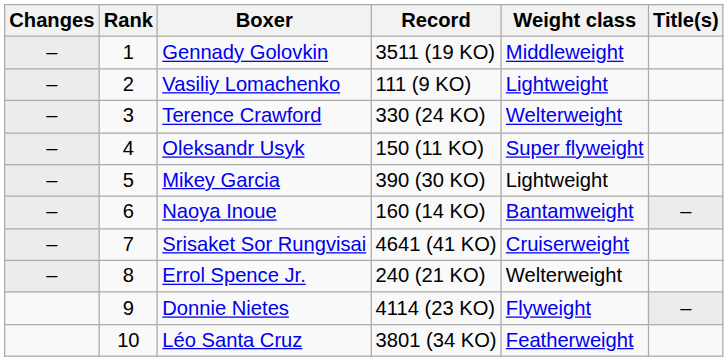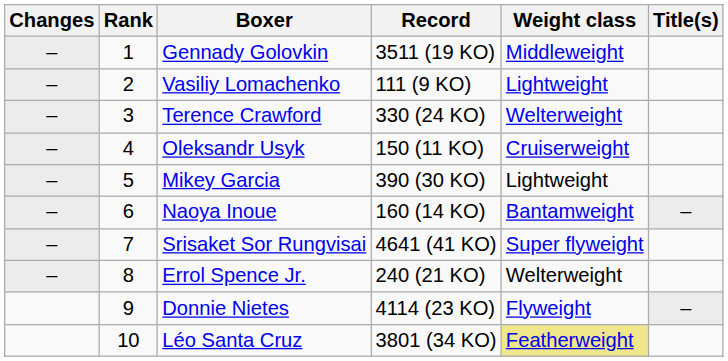(575, 148) Super flyweight -> (567, 148) Cruiserweight
(567, 244) Cruiserweight -> (575, 244) Super flyweight
(570, 340) no background -> (570, 340) khaki background
